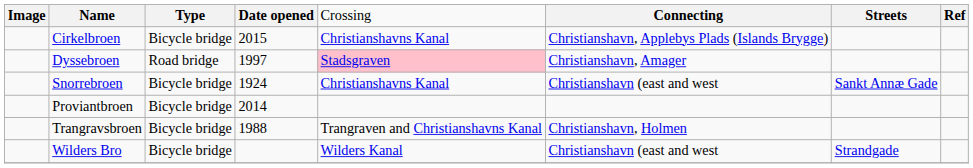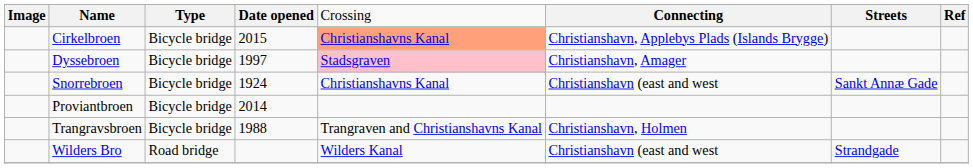(385, 38) no background -> (385, 38) lightsalmon background
(183, 60) Road bridge -> (190, 60) Bicycle bridge
(190, 151) Bicycle bridge -> (183, 151) Road bridge
